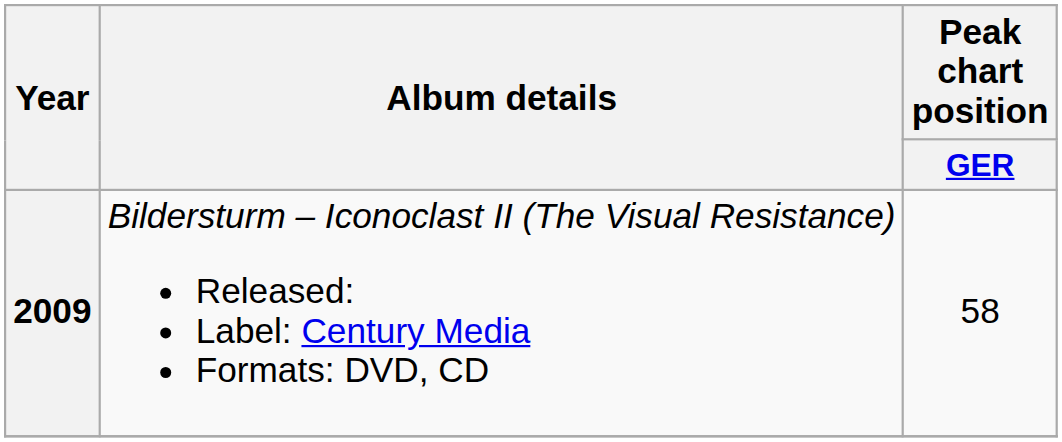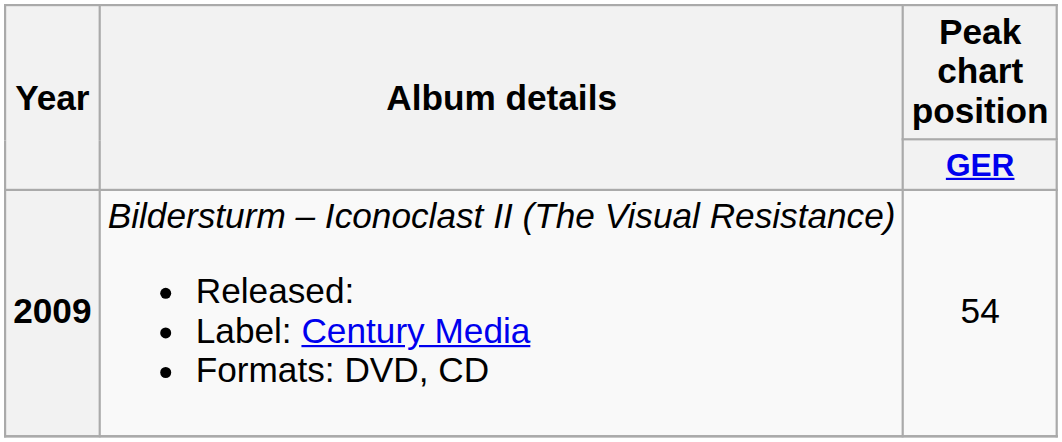(980, 312) 58 -> (980, 312) 54
